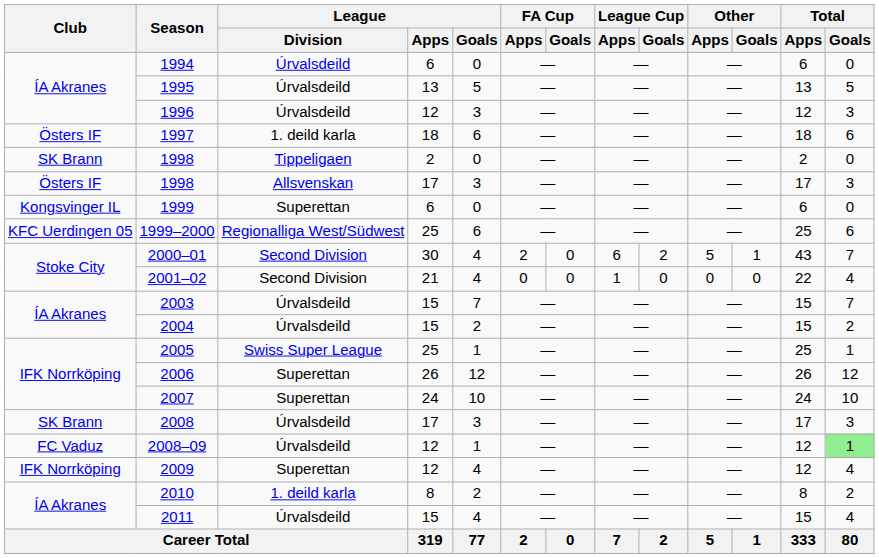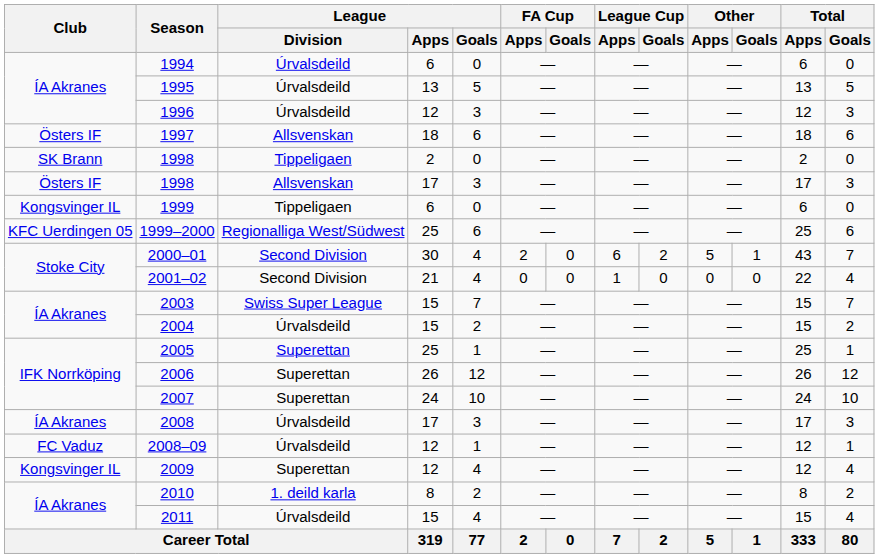(313, 135) 1. deild karla -> (313, 135) Allsvenskan
(313, 207) Superettan -> (313, 207) Tippeligaen
(313, 302) Úrvalsdeild -> (313, 302) Swiss Super League
(313, 350) Swiss Super League -> (313, 350) Superettan
(70, 421) SK Brann -> (70, 421) ÍA Akranes
(850, 445) lightgreen background -> (850, 445) no background
(70, 469) IFK Norrköping -> (70, 469) Kongsvinger IL
